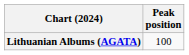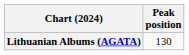(164, 41) 100 -> (164, 41) 130
